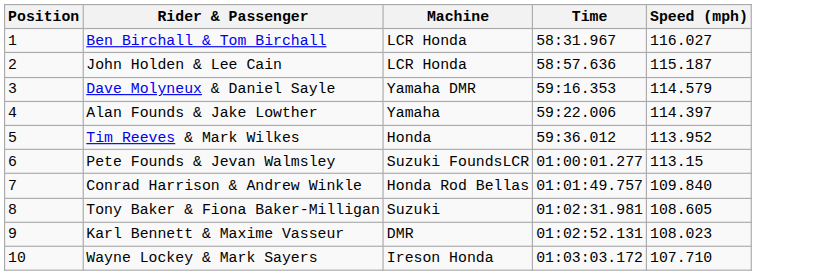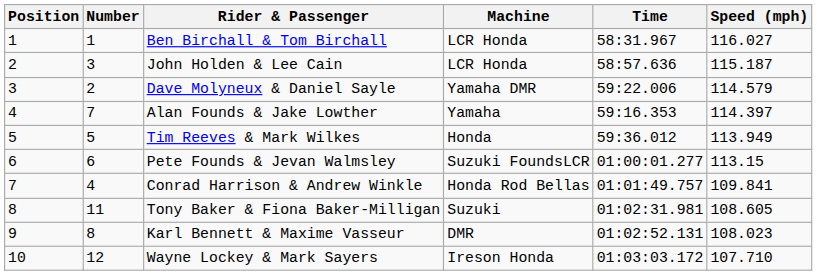+ column: (113, 17)
(576, 89) 59:16.353 -> (637, 89) 59:22.006
(576, 113) 59:22.006 -> (637, 113) 59:16.353
(681, 137) 113.952 -> (742, 137) 113.949
(681, 186) 109.840 -> (742, 186) 109.841
